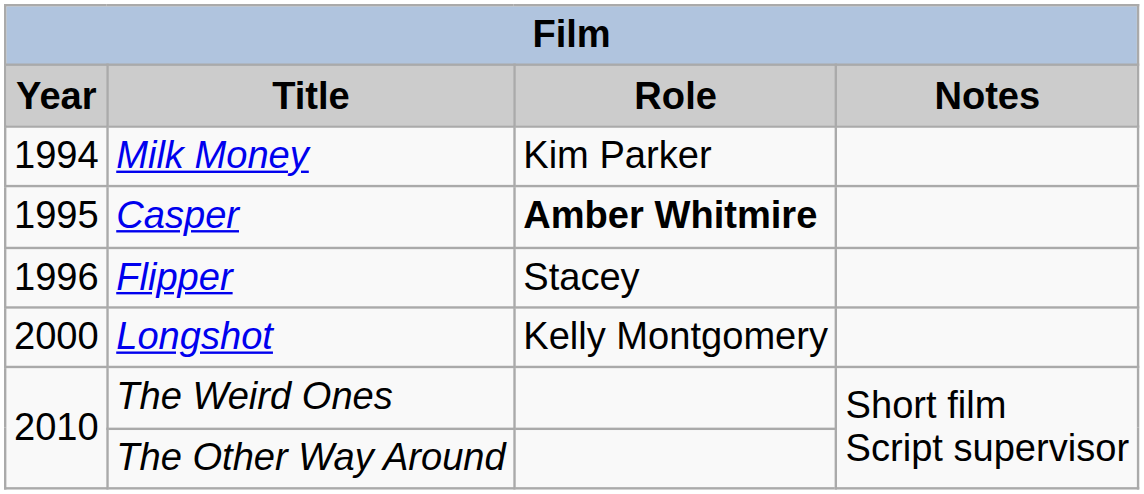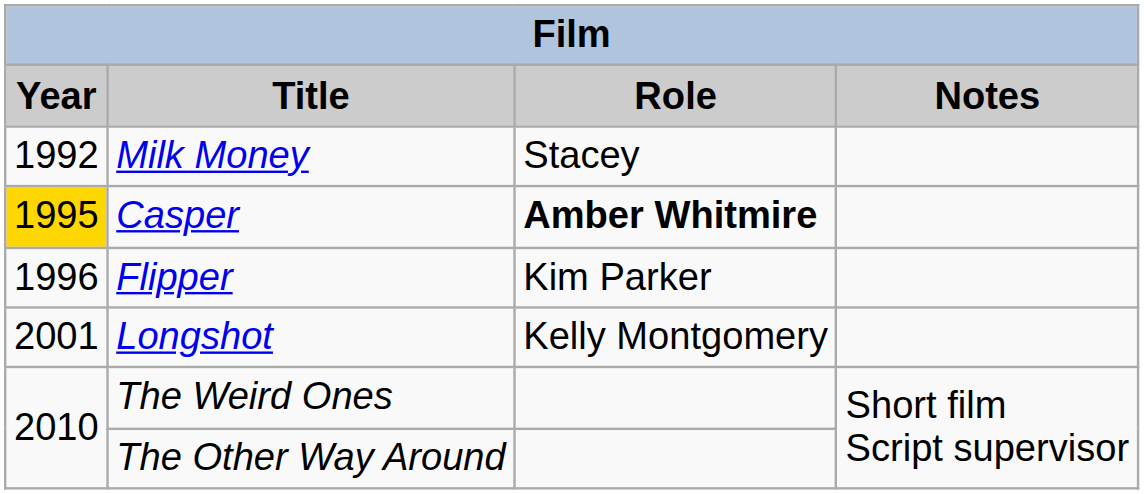(56, 155) 1994 -> (56, 155) 1992
(617, 155) Kim Parker -> (581, 155) Stacey
(56, 215) no background -> (56, 215) gold background
(581, 276) Stacey -> (617, 276) Kim Parker
(56, 336) 2000 -> (56, 336) 2001
